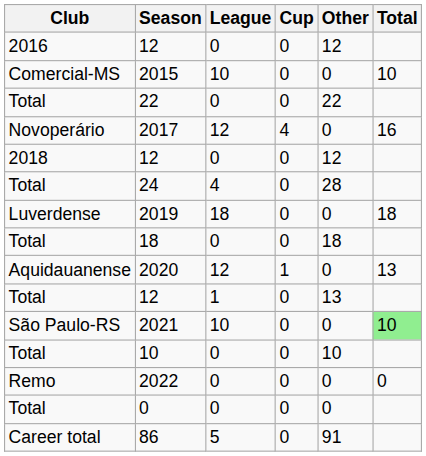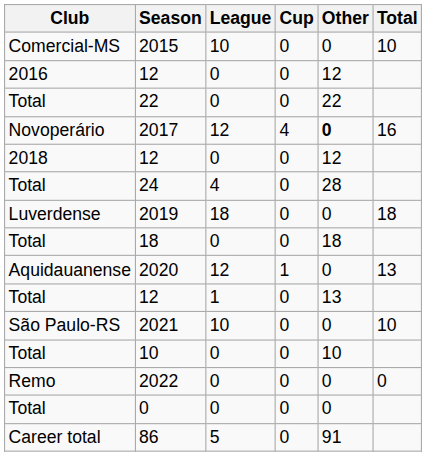rows swapped: (64, 74) <-> (28, 46)
(327, 130) normal -> (327, 130) bold
(387, 325) lightgreen background -> (387, 325) no background
